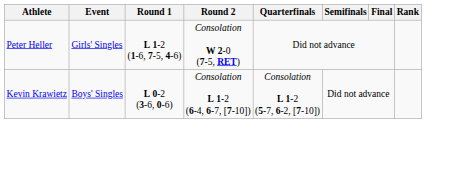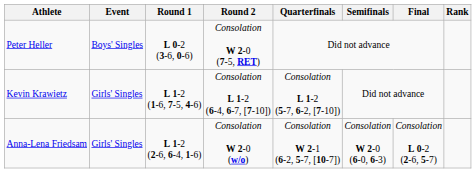(97, 45) Girls' Singles -> (117, 45) Boys' Singles
(154, 50) L 1-2 (1-6, 7-5, 4-6) -> (174, 50) L 0-2 (3-6, 0-6)
(97, 94) Boys' Singles -> (117, 94) Girls' Singles
(154, 100) L 0-2 (3-6, 0-6) -> (174, 100) L 1-2 (1-6, 7-5, 4-6)
+ row: (47, 143)
